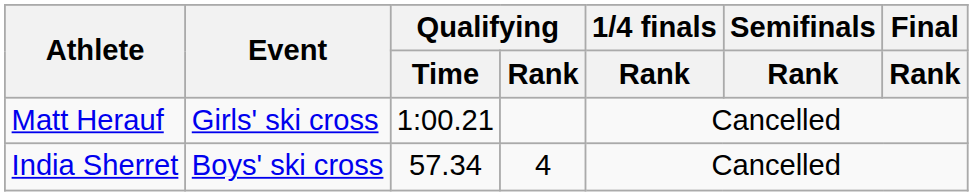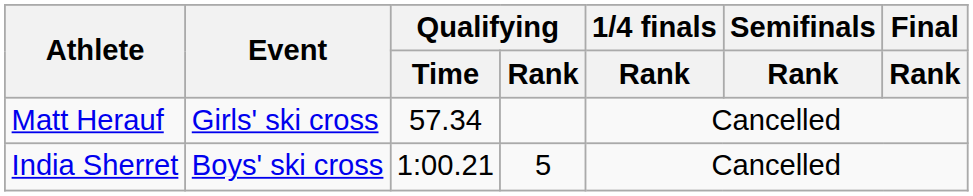(445, 119) 1:00.21 -> (445, 119) 57.34
(445, 166) 57.34 -> (445, 166) 1:00.21
(543, 166) 4 -> (543, 166) 5
